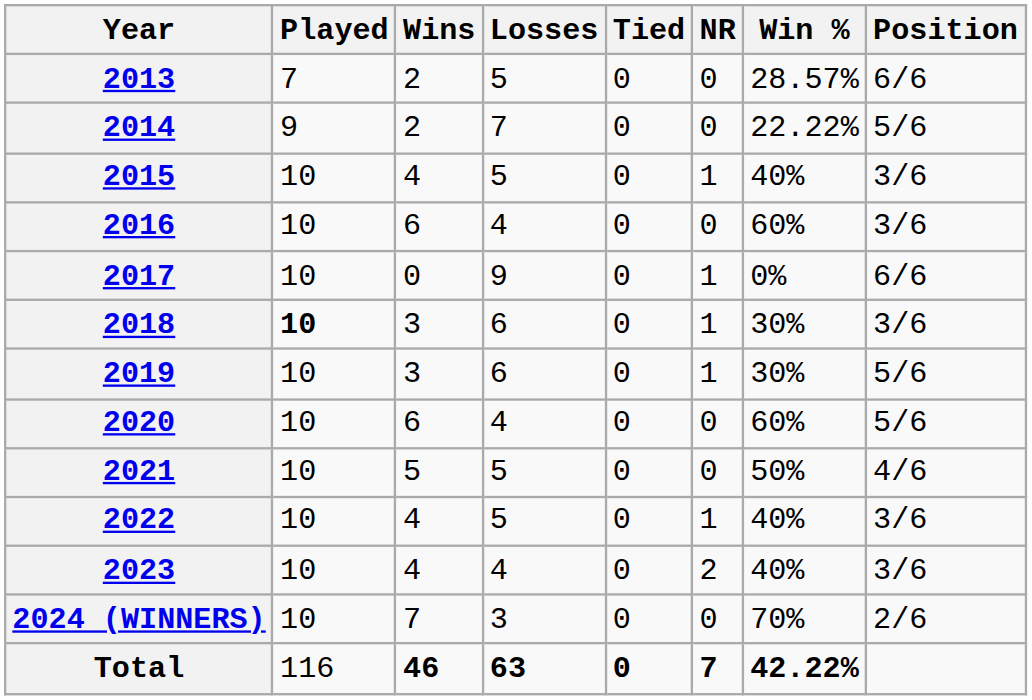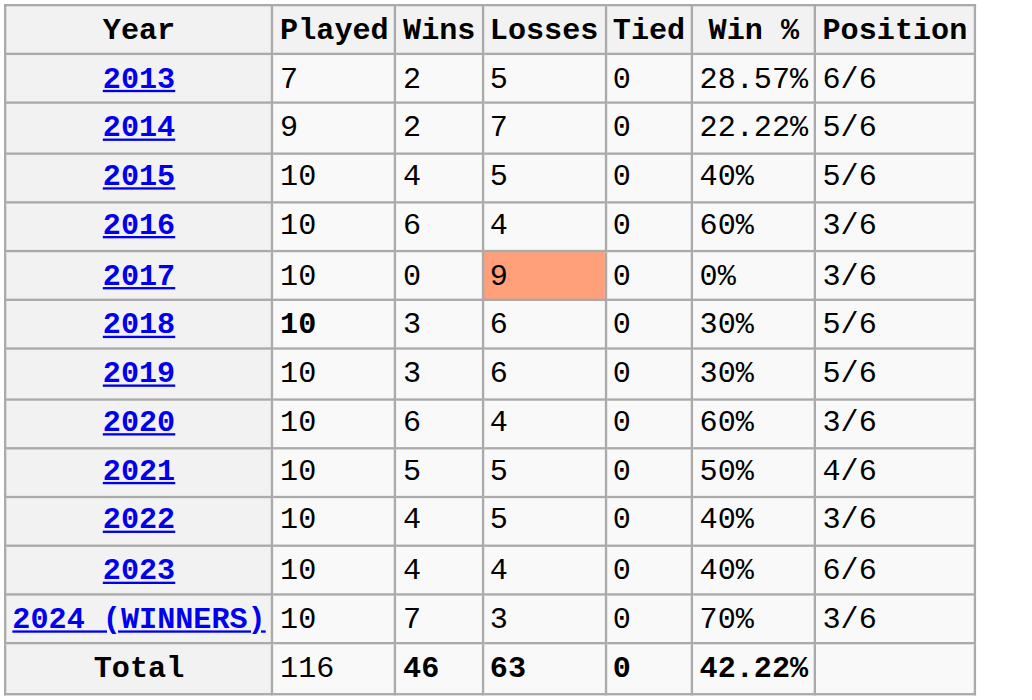- column: (718, 30)
(900, 177) 3/6 -> (850, 177) 5/6
(499, 276) no background -> (499, 276) lightsalmon background
(900, 276) 6/6 -> (850, 276) 3/6
(900, 325) 3/6 -> (850, 325) 5/6
(900, 423) 5/6 -> (850, 423) 3/6
(900, 570) 3/6 -> (850, 570) 6/6
(900, 620) 2/6 -> (850, 620) 3/6
